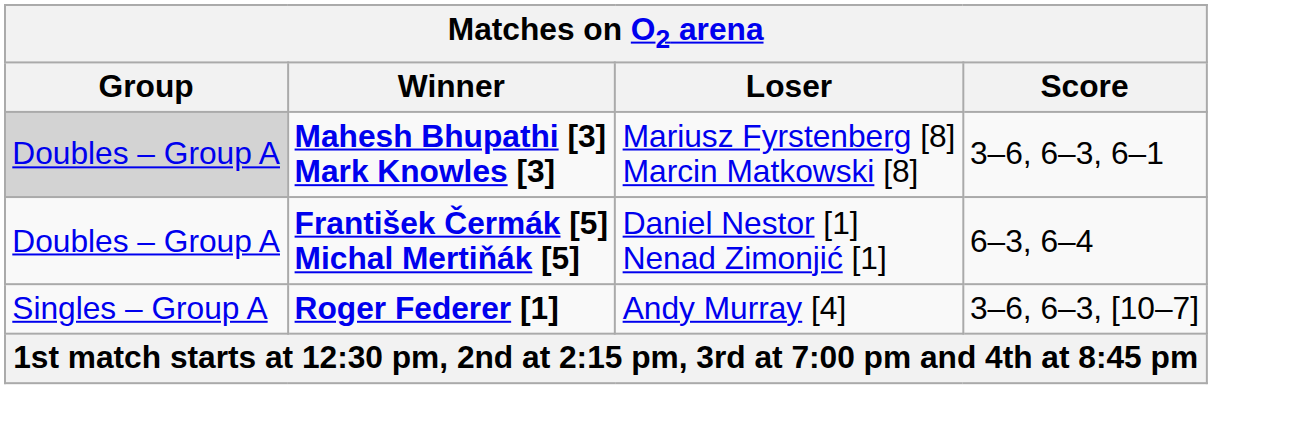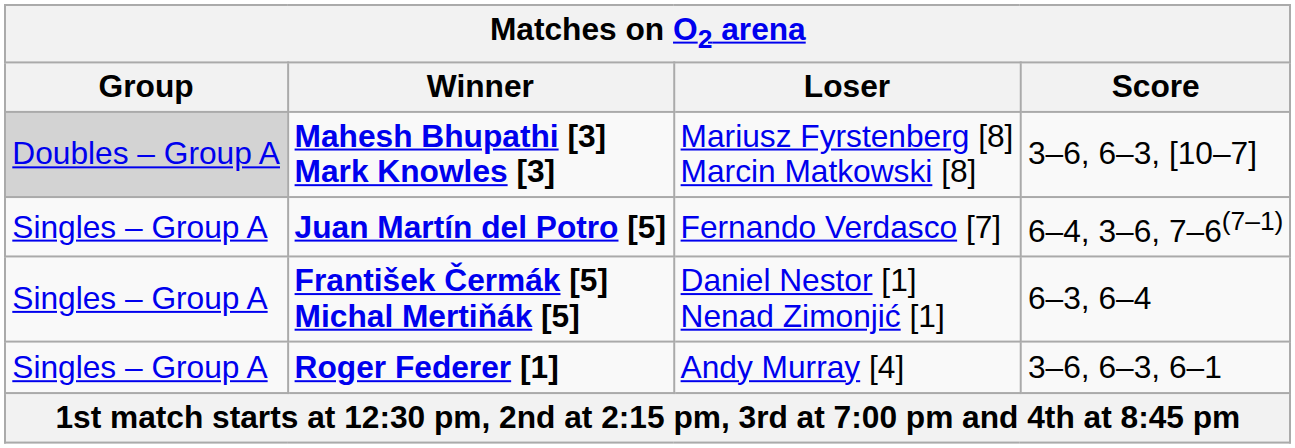(1067, 154) 3–6, 6–3, 6–1 -> (1142, 154) 3–6, 6–3, [10–7]
+ row: (480, 226)
(146, 240) Doubles – Group A -> (140, 298) Singles – Group A
(1084, 308) 3–6, 6–3, [10–7] -> (1125, 366) 3–6, 6–3, 6–1
